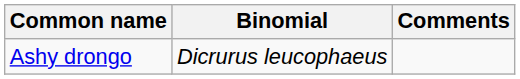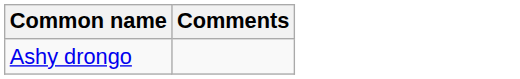- column: (282, 21)
